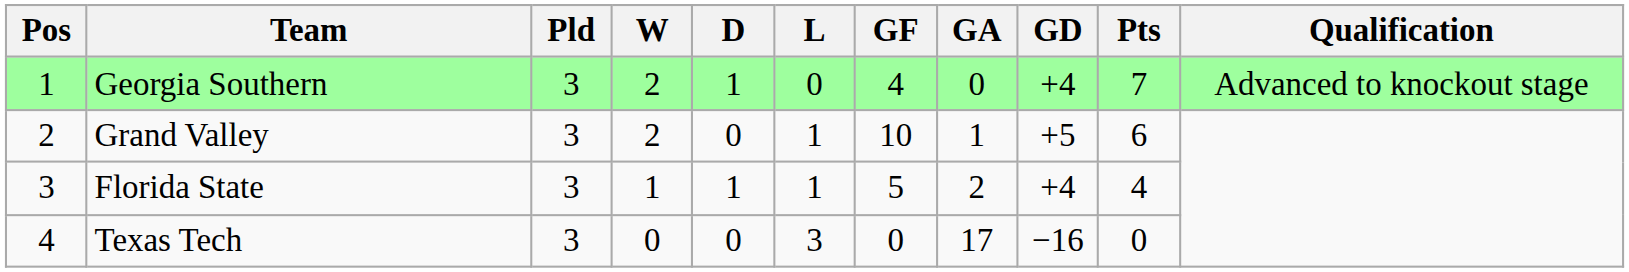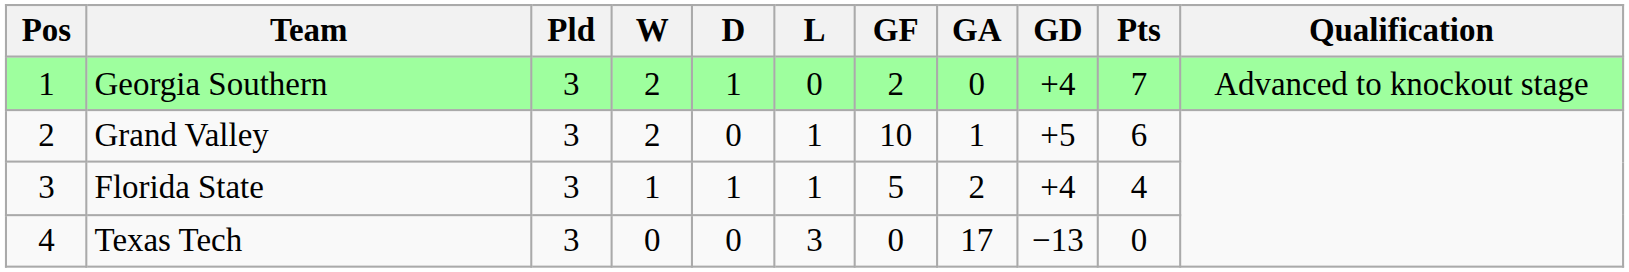(896, 82) 4 -> (896, 82) 2
(1058, 239) −16 -> (1058, 239) −13
